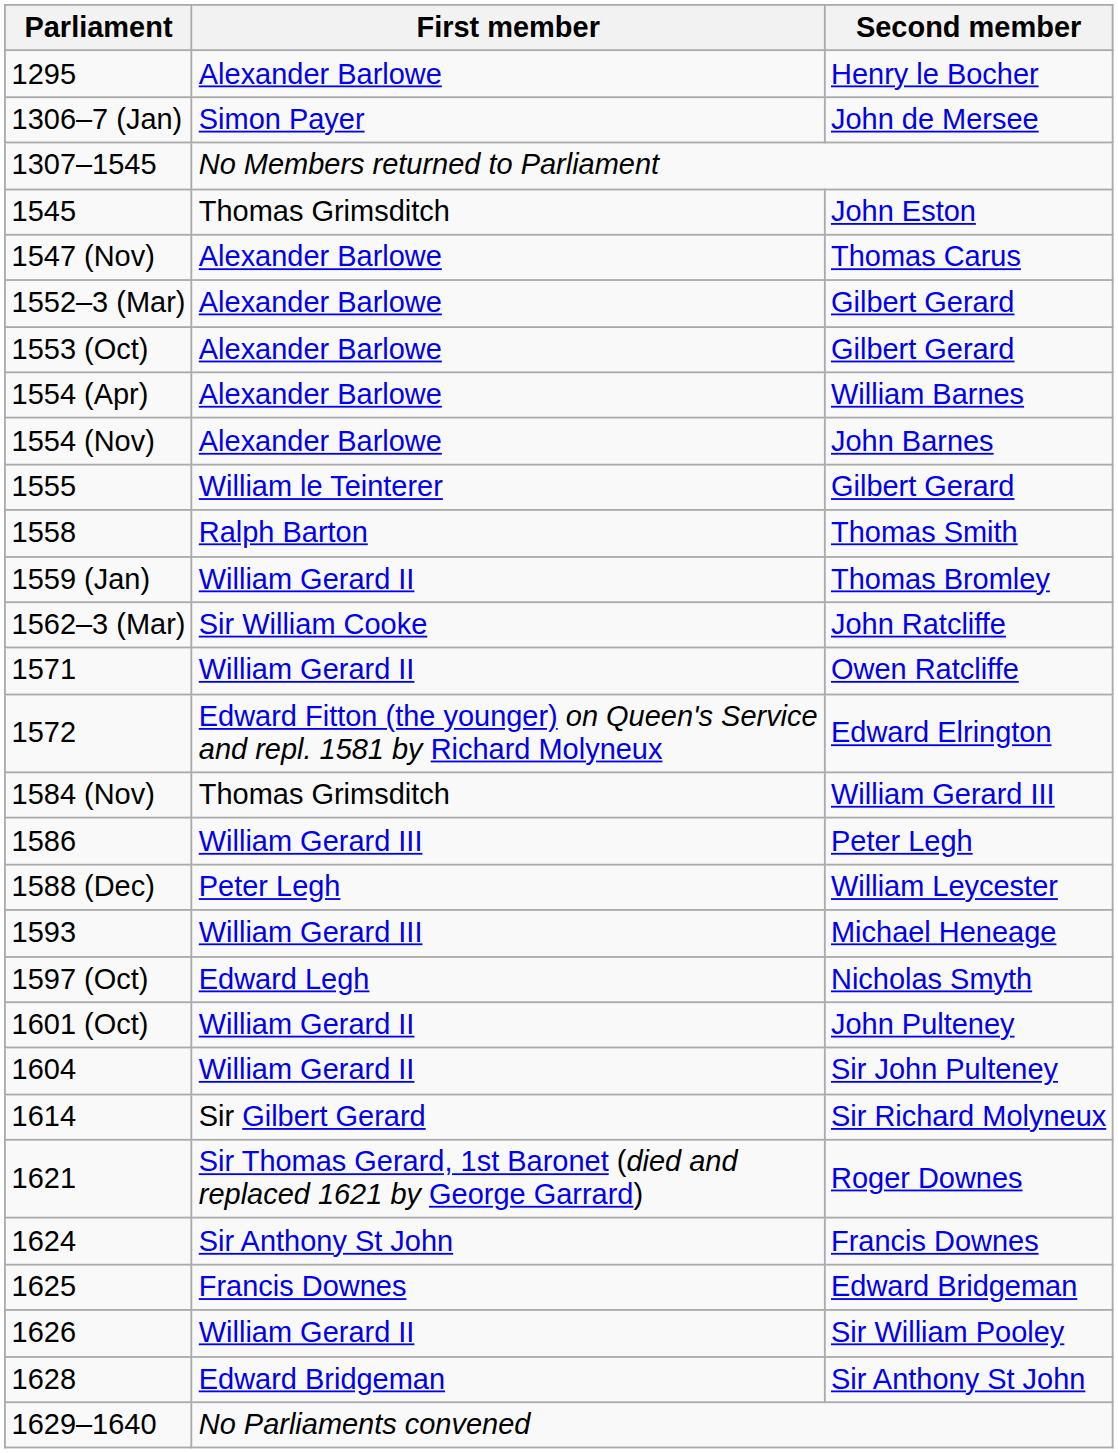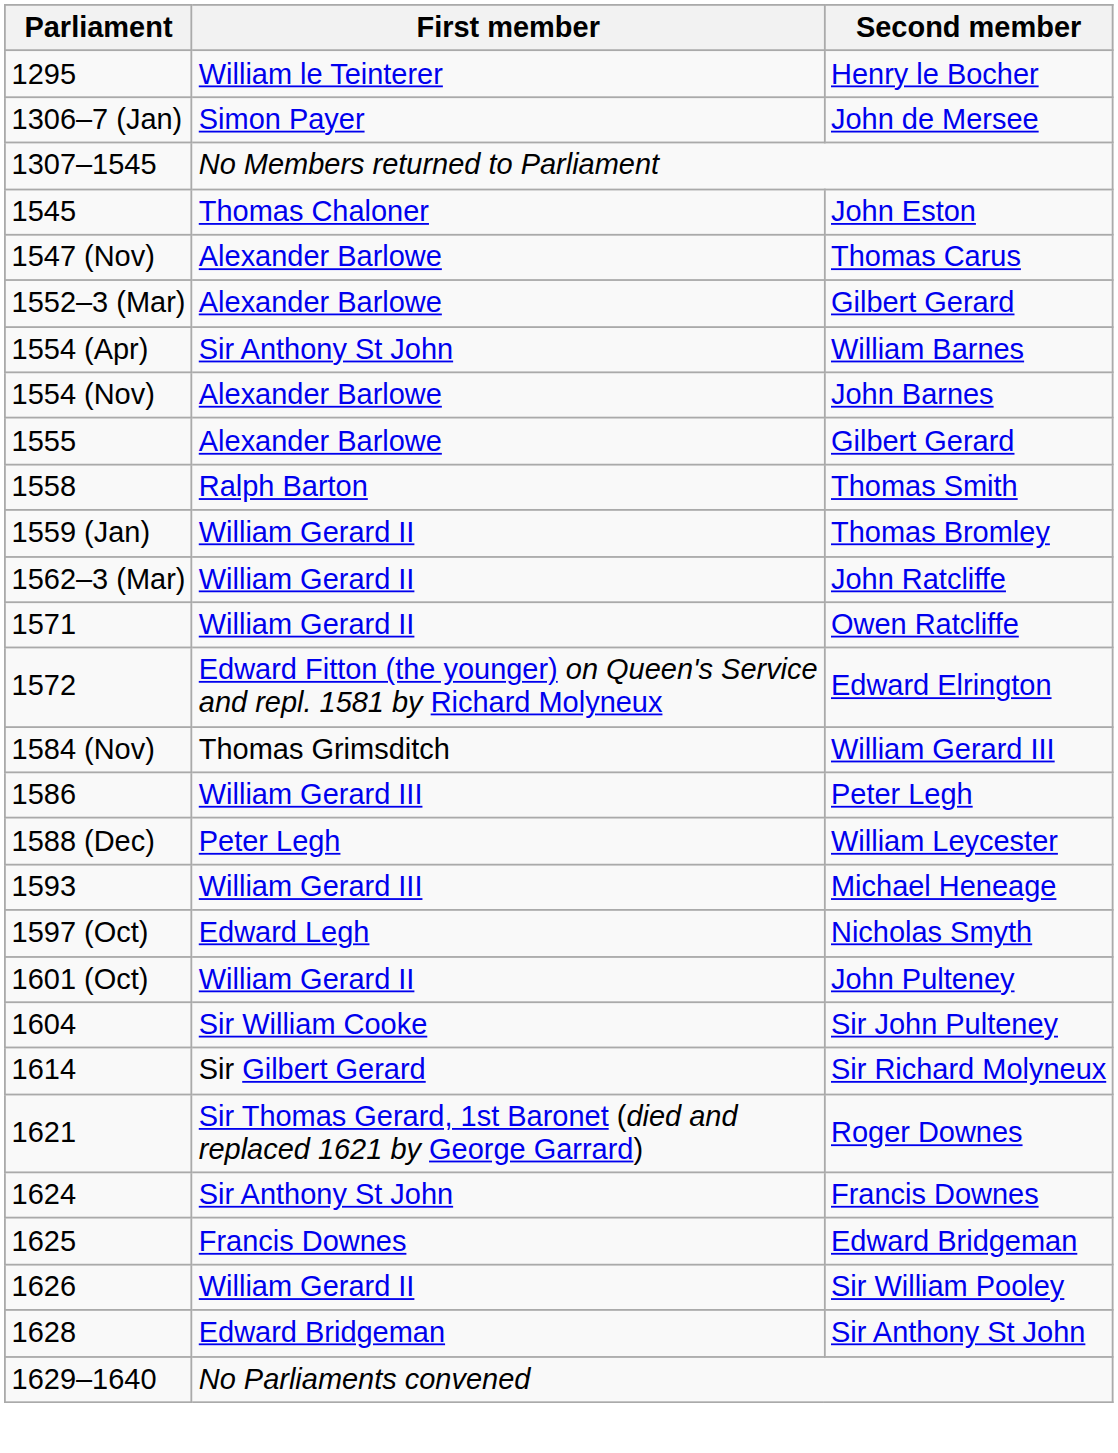(320, 73) Alexander Barlowe -> (321, 73) William le Teinterer
(324, 211) Thomas Grimsditch -> (314, 211) Thomas Chaloner
- row: (80, 348)
(320, 394) Alexander Barlowe -> (326, 348) Sir Anthony St John
(321, 486) William le Teinterer -> (320, 440) Alexander Barlowe
(313, 624) Sir William Cooke -> (307, 578) William Gerard II
(307, 1070) William Gerard II -> (313, 1024) Sir William Cooke
